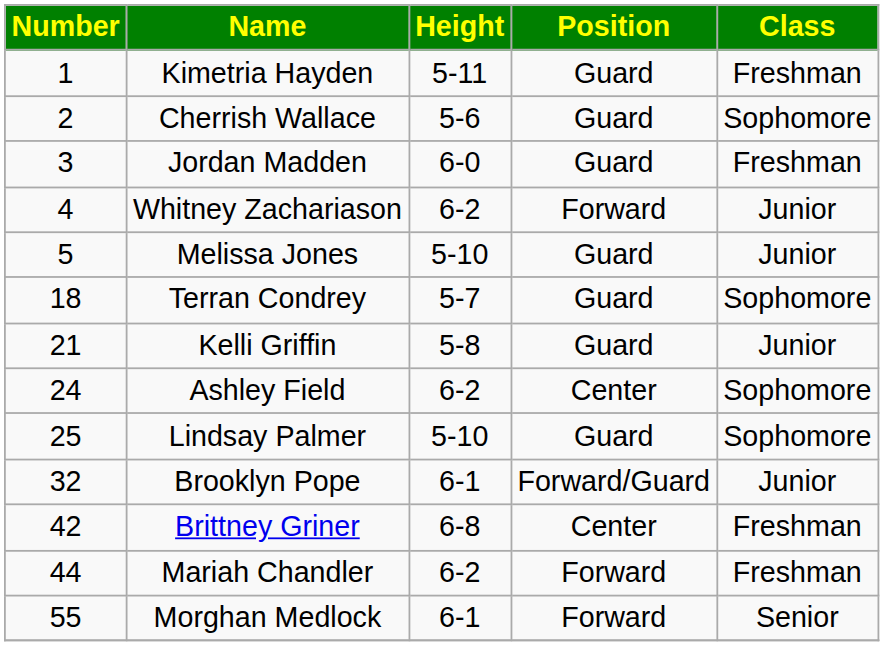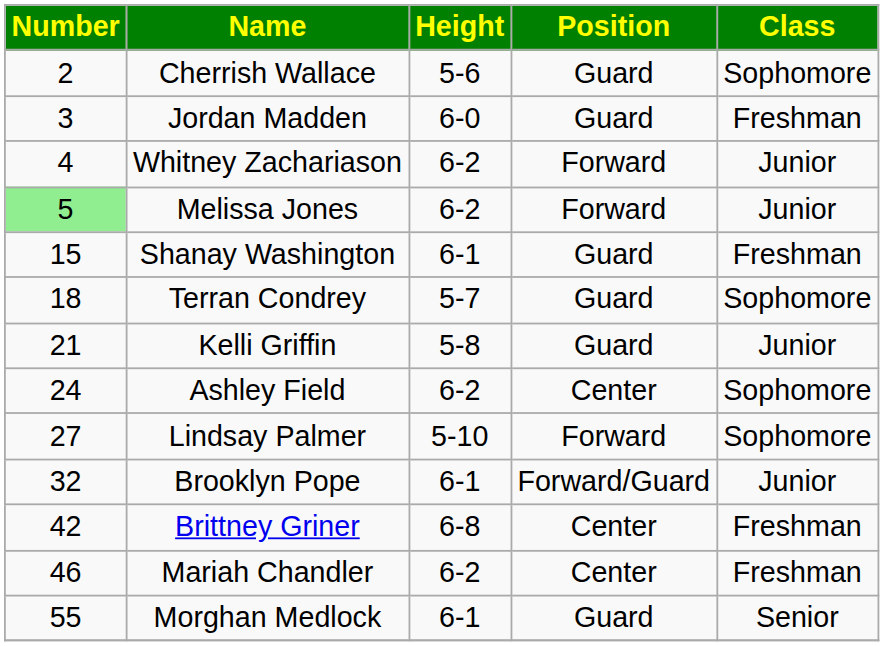- row: (267, 72)
(66, 254) no background -> (66, 208) lightgreen background
(460, 254) 5-10 -> (460, 208) 6-2
(614, 254) Guard -> (614, 208) Forward
+ row: (267, 254)
(66, 436) 25 -> (66, 436) 27
(614, 436) Guard -> (614, 436) Forward
(66, 572) 44 -> (66, 572) 46
(614, 572) Forward -> (614, 572) Center
(614, 617) Forward -> (614, 617) Guard
